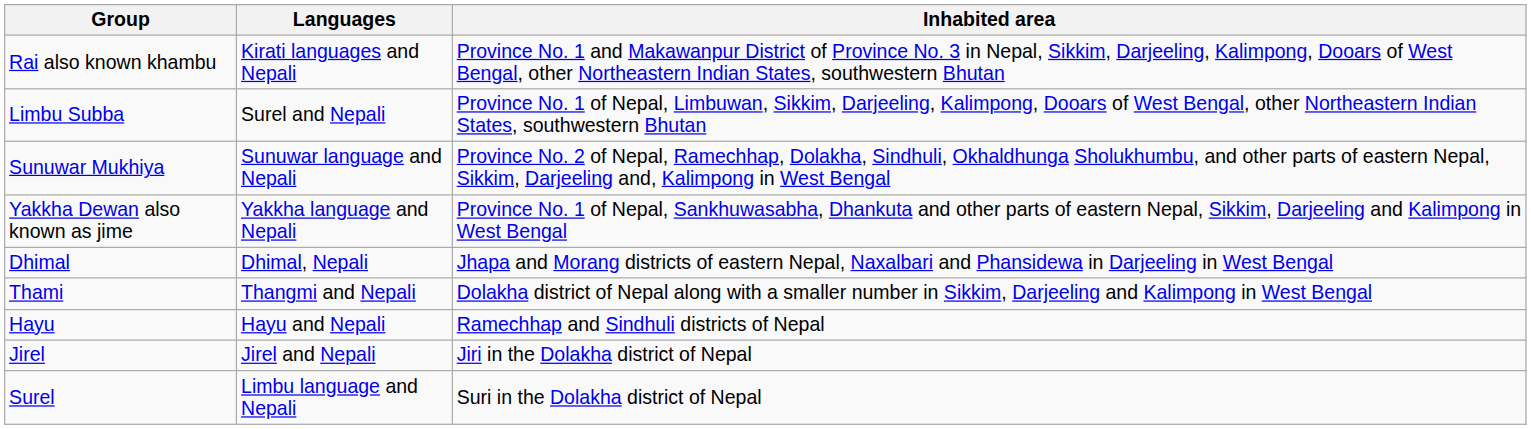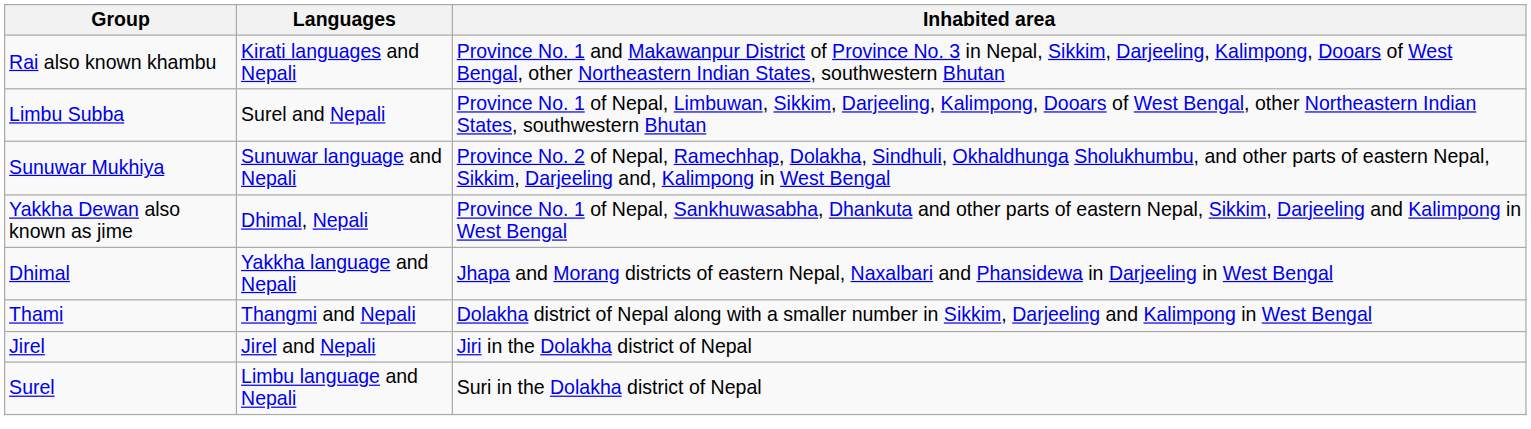(335, 220) Yakkha language and Nepali -> (305, 220) Dhimal, Nepali
(305, 262) Dhimal, Nepali -> (335, 273) Yakkha language and Nepali
- row: (32, 324)
